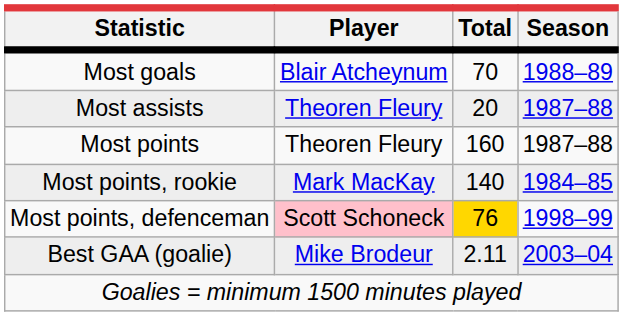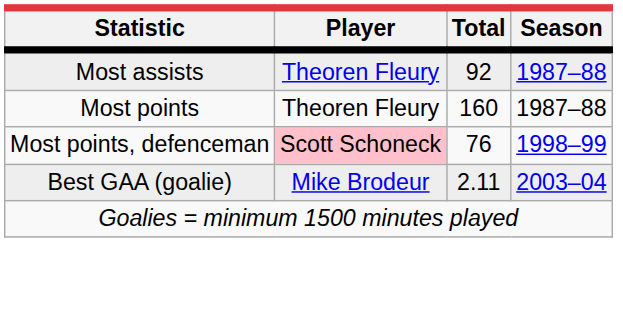- row: (140, 71)
(485, 108) 20 -> (479, 71) 92
- row: (140, 181)
(485, 218) gold background -> (479, 145) no background
